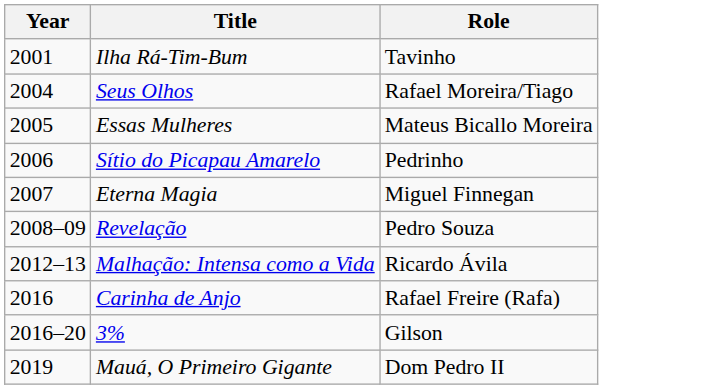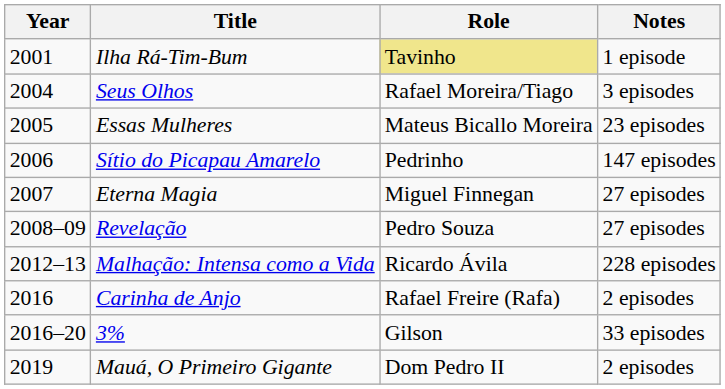+ column: (659, 21)
(420, 56) no background -> (420, 56) khaki background
